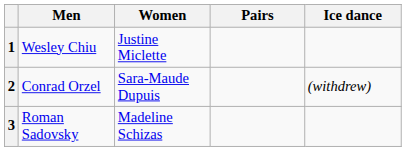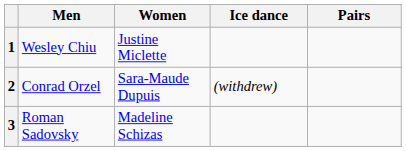columns swapped: (257, 16) <-> (353, 16)
